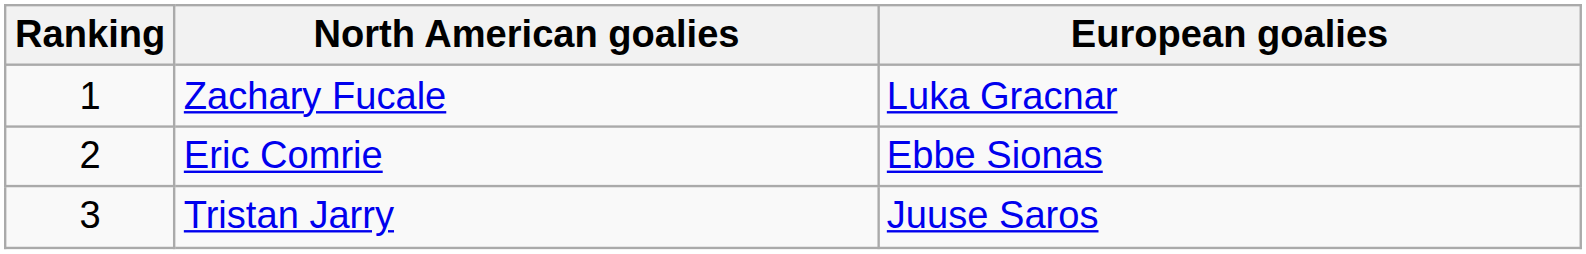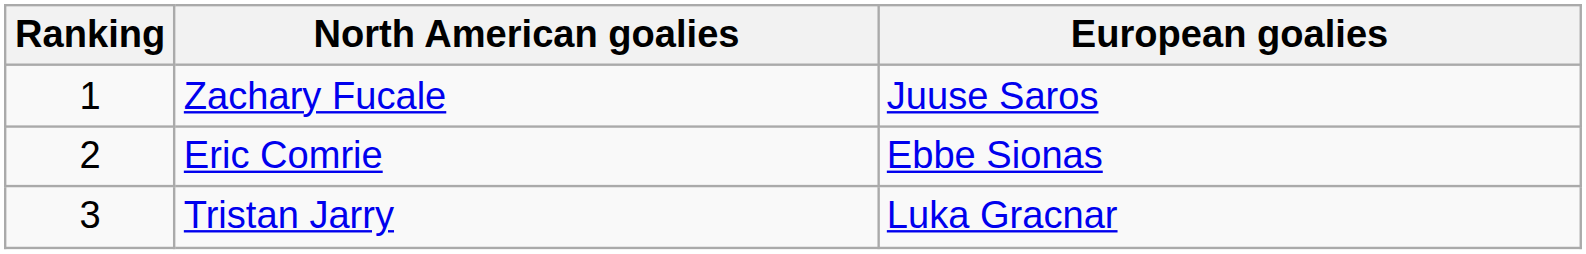(1002, 95) Luka Gracnar -> (993, 95) Juuse Saros
(993, 215) Juuse Saros -> (1002, 215) Luka Gracnar
